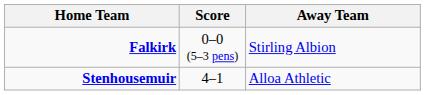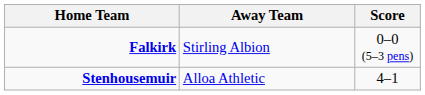columns swapped: (212, 16) <-> (333, 16)
